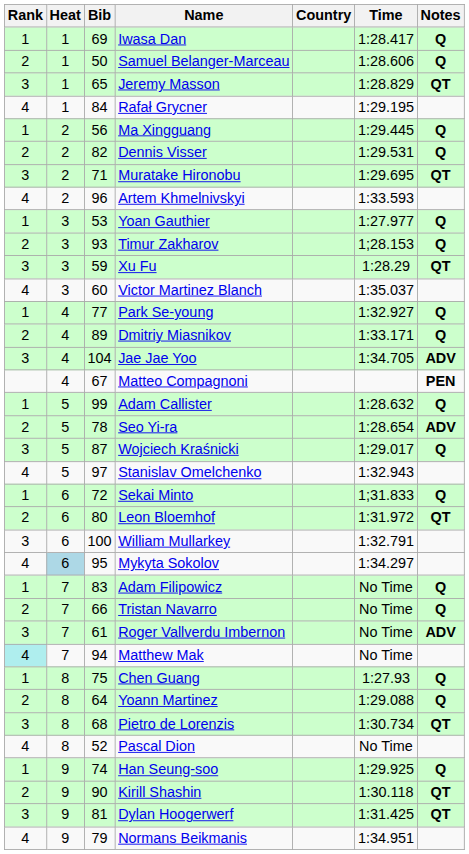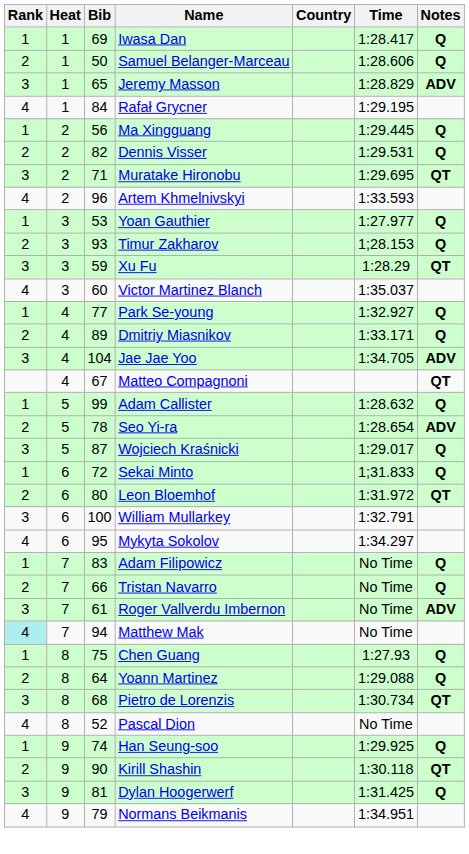(441, 84) QT -> (441, 84) ADV
(441, 381) PEN -> (441, 381) QT
- row: (190, 472)
(65, 564) lightblue background -> (65, 541) no background
(441, 815) QT -> (441, 792) Q
